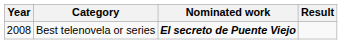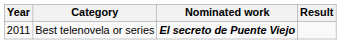(19, 30) 2008 -> (19, 30) 2011
